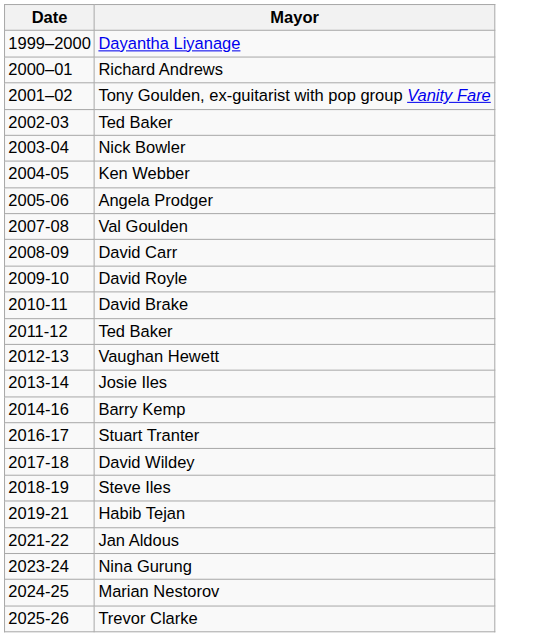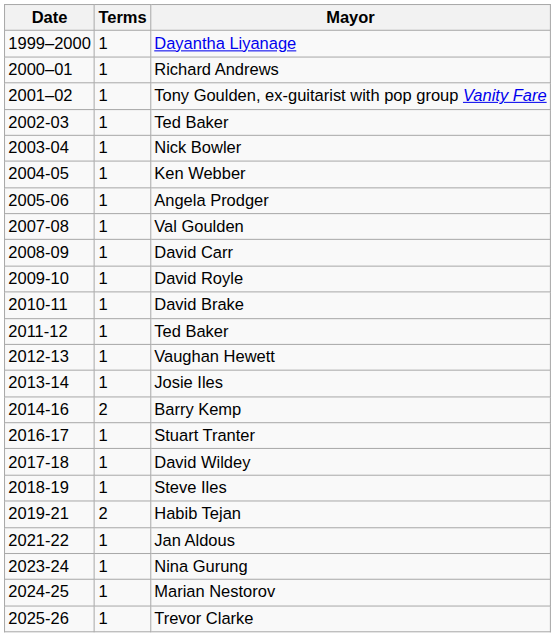+ column: (123, 17)
